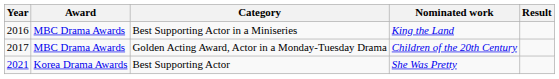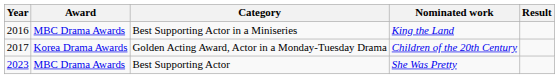(79, 47) MBC Drama Awards -> (81, 47) Korea Drama Awards
(18, 64) 2021 -> (18, 64) 2023
(81, 64) Korea Drama Awards -> (79, 64) MBC Drama Awards
